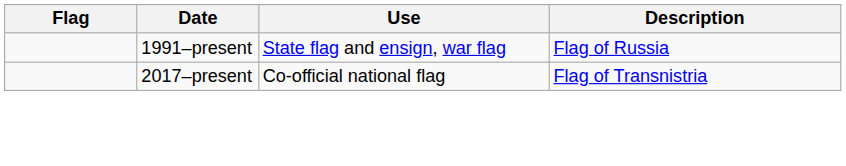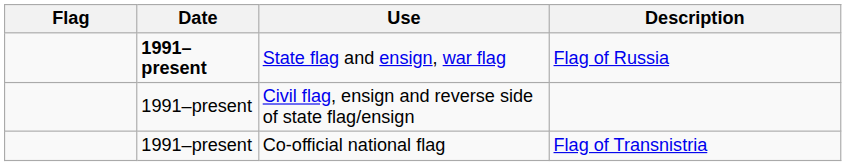(197, 47) normal -> (174, 57) bold
+ row: (398, 106)
(197, 76) 2017–present -> (197, 145) 1991–present
